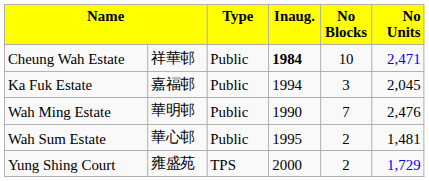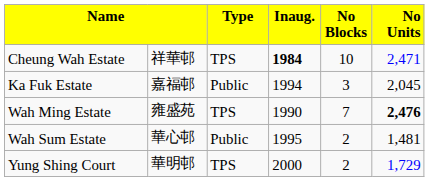(229, 59) Public -> (223, 59) TPS
(173, 110) 華明邨 -> (173, 110) 雍盛苑
(229, 112) Public -> (223, 112) TPS
(404, 112) normal -> (404, 112) bold
(173, 163) 雍盛苑 -> (173, 163) 華明邨
